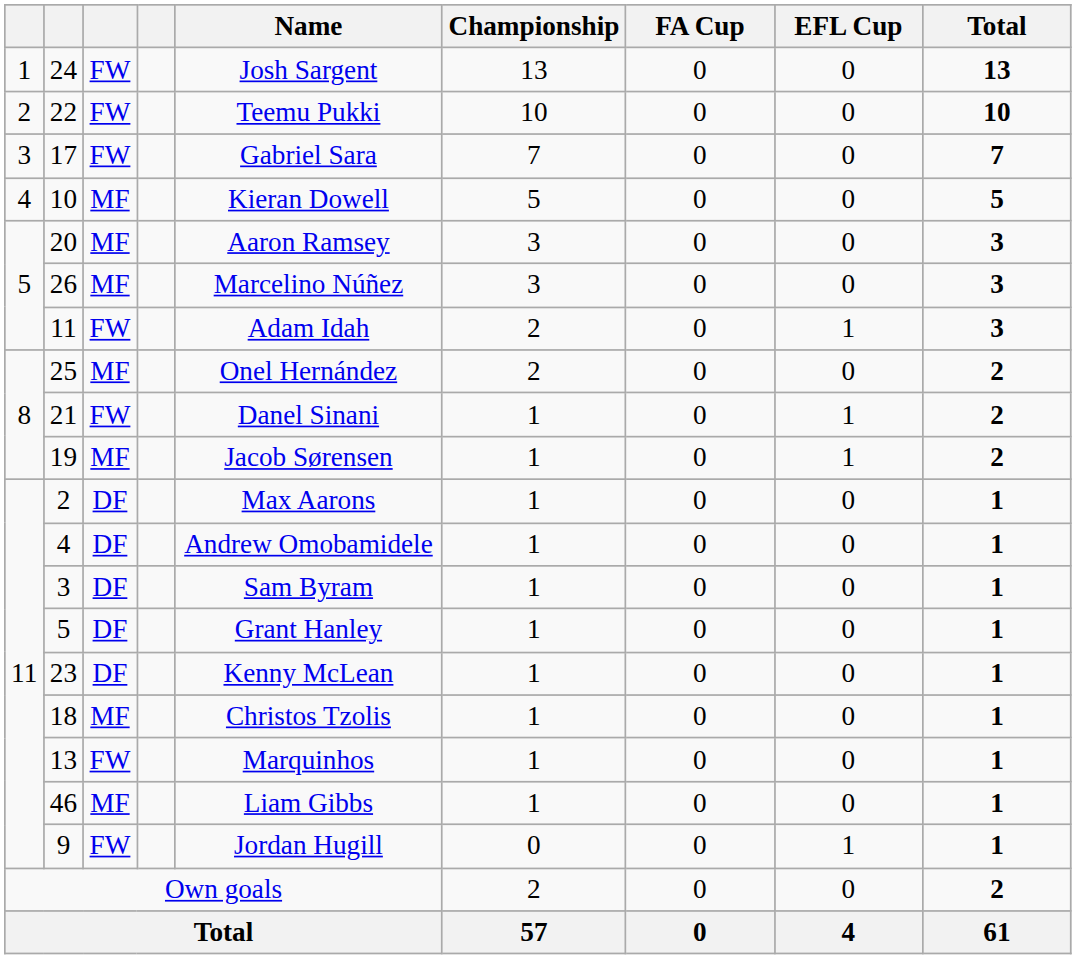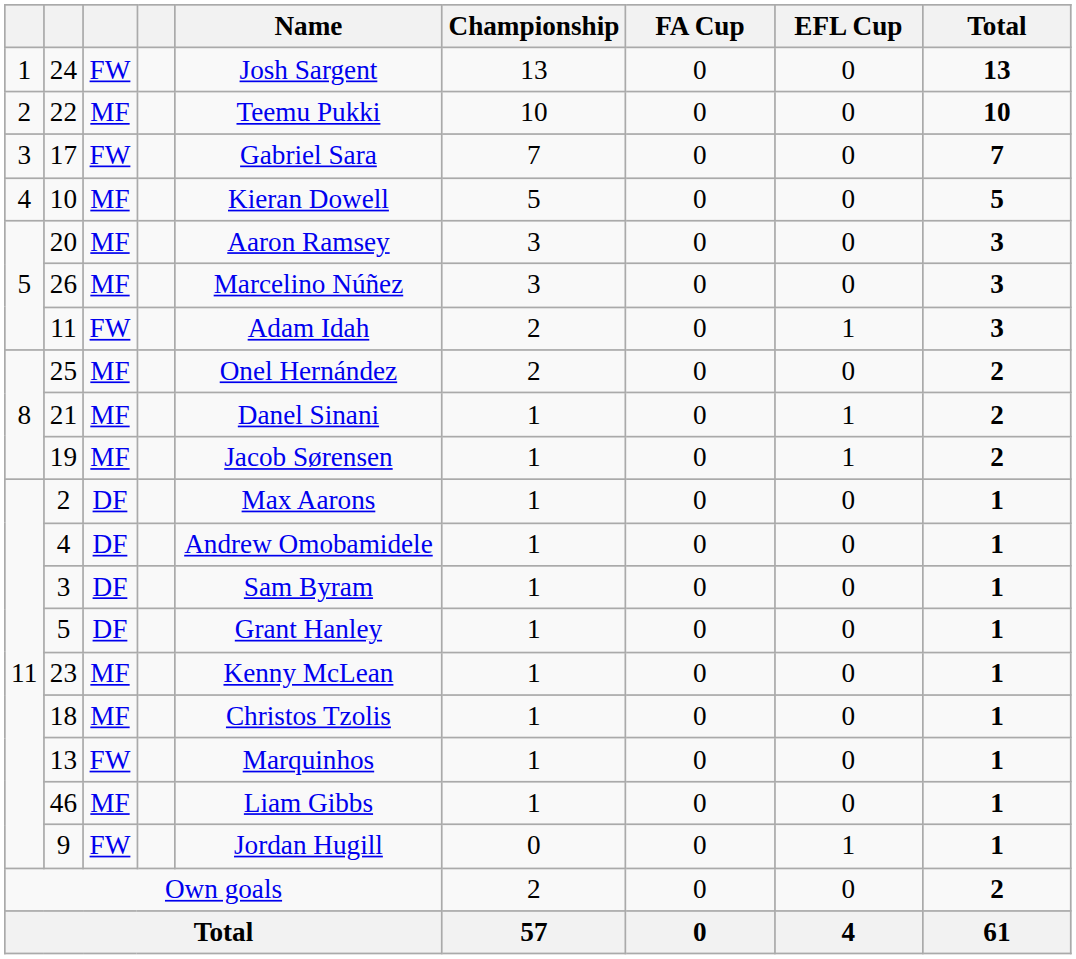(110, 112) FW -> (110, 112) MF
(110, 414) FW -> (110, 414) MF
(110, 673) DF -> (110, 673) MF
